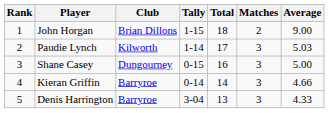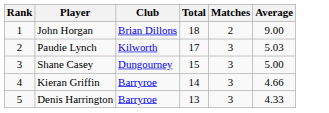- column: (194, 13)
(222, 64) 16 -> (194, 64) 15
